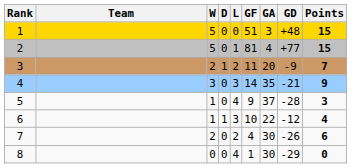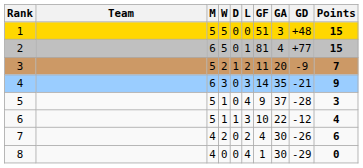+ column: (212, 13)
